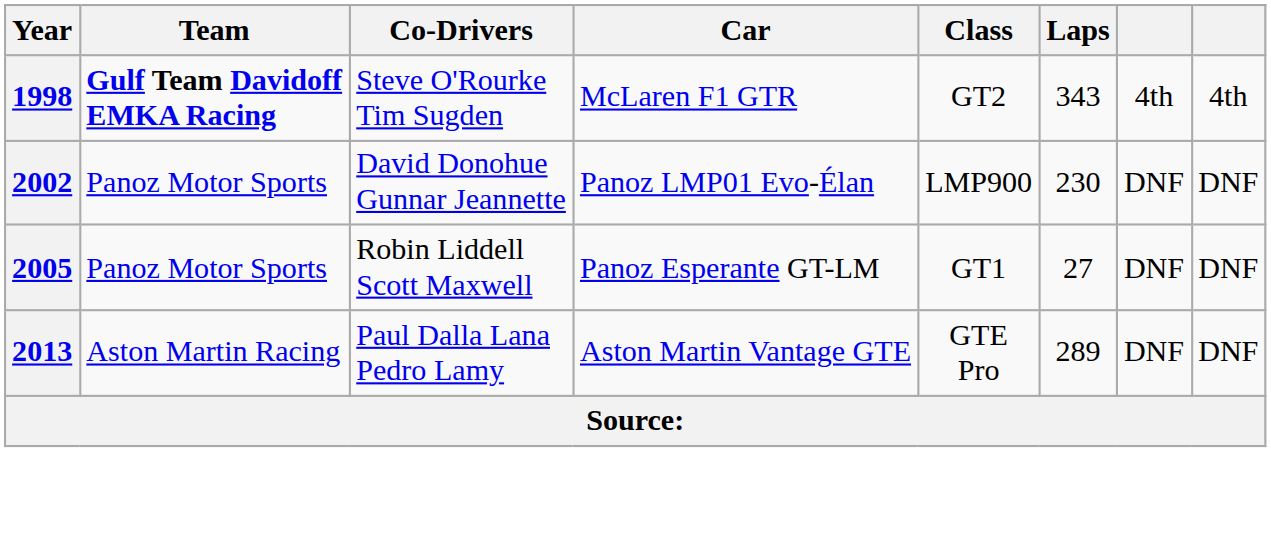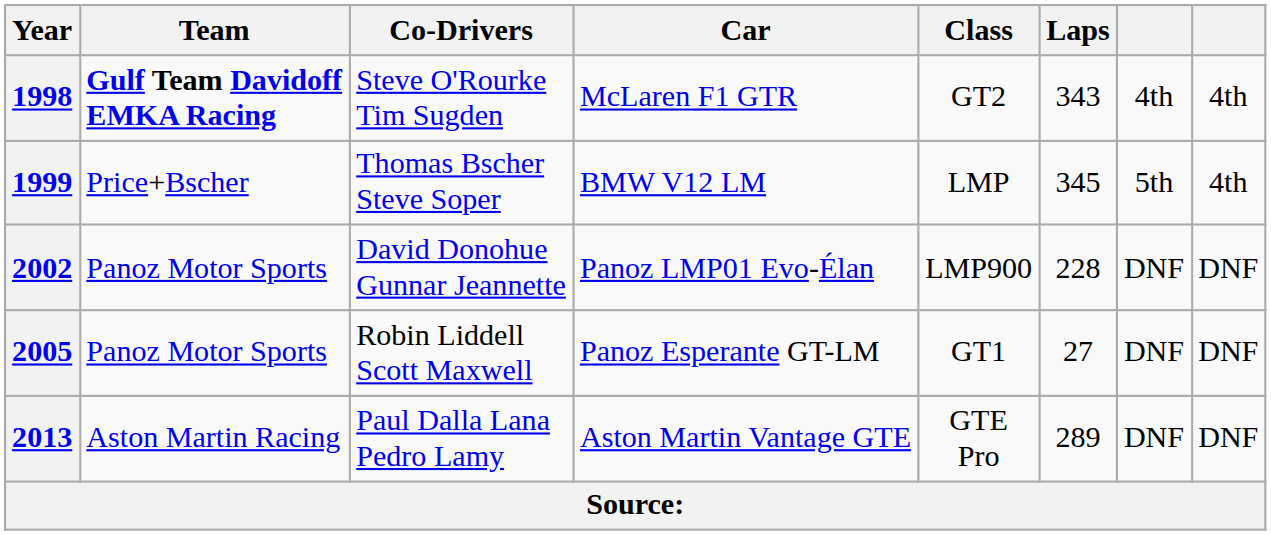+ row: (42, 182)
(1078, 182) 230 -> (1078, 267) 228
